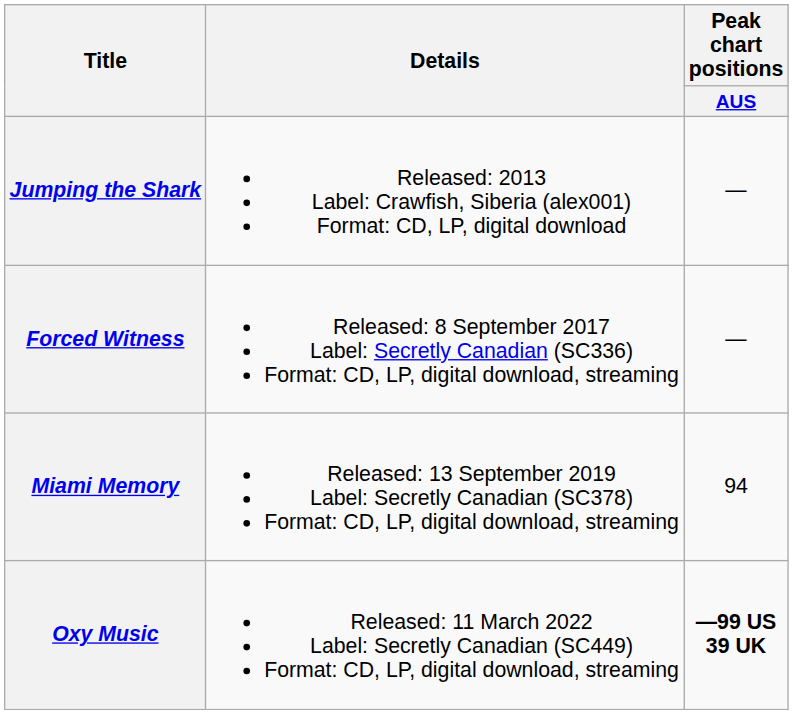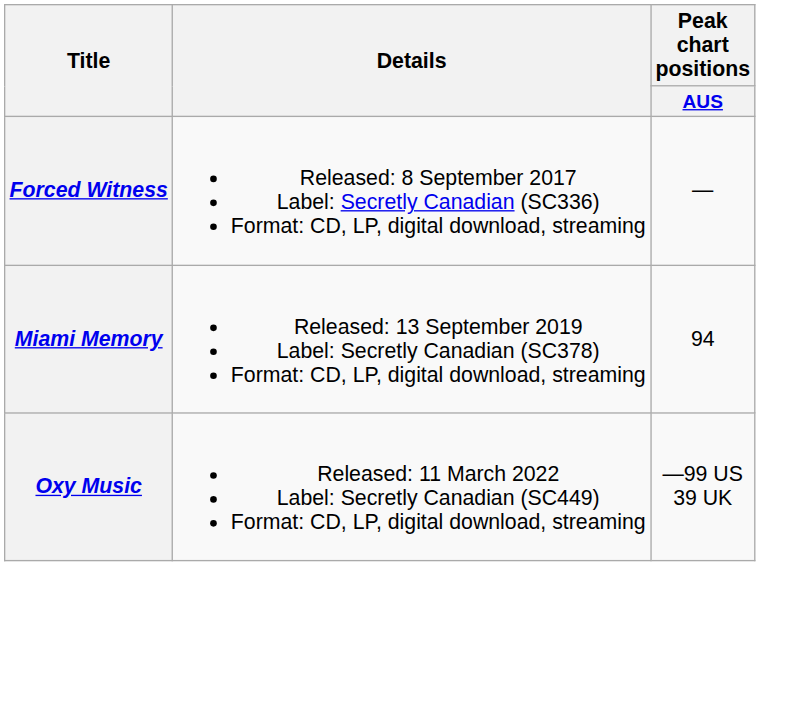- row: (105, 190)
(736, 634) bold -> (703, 486) normal
